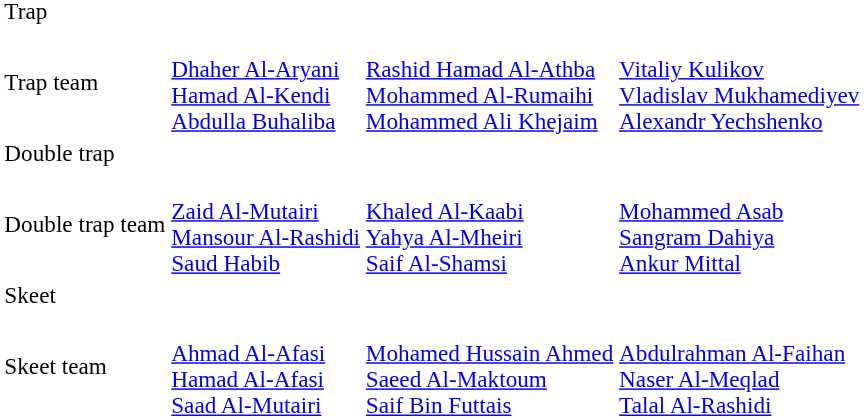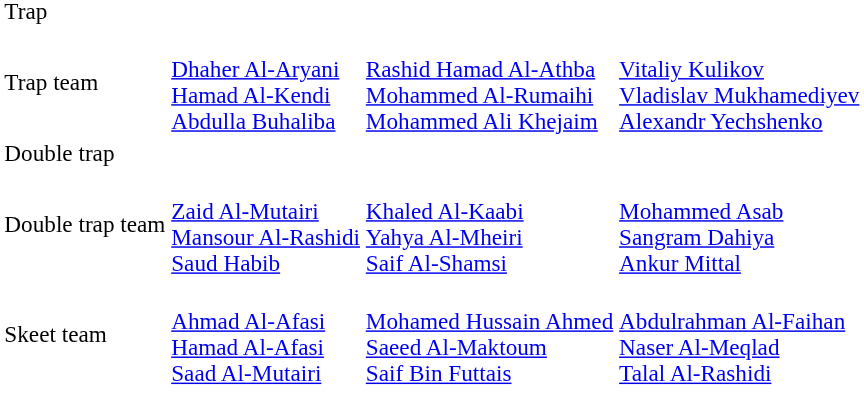- row: (30, 295)
